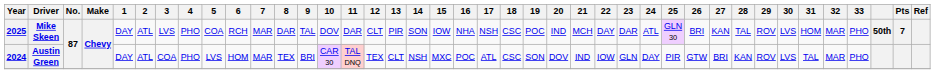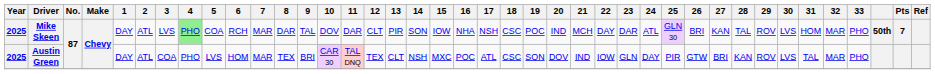(190, 32) no background -> (190, 32) lightgreen background
(16, 57) 2024 -> (16, 57) 2025
